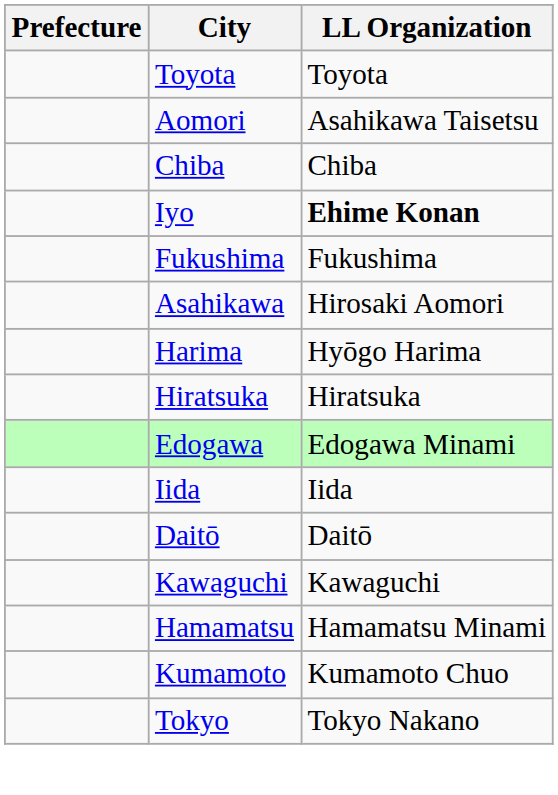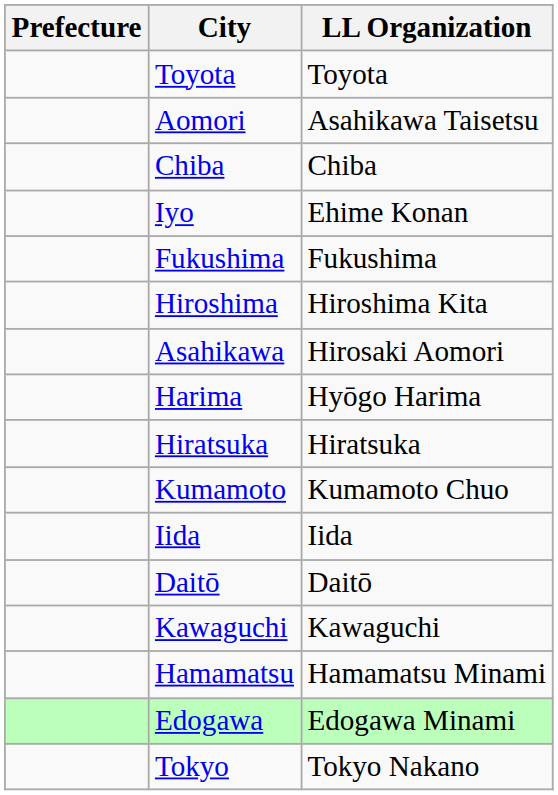(394, 212) bold -> (388, 212) normal
+ row: (216, 304)
rows swapped: (220, 674) <-> (209, 443)
